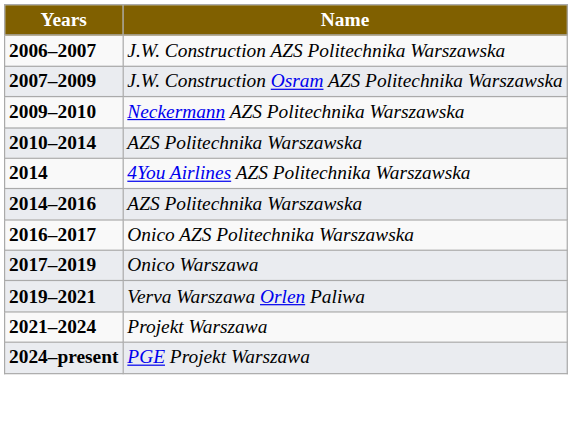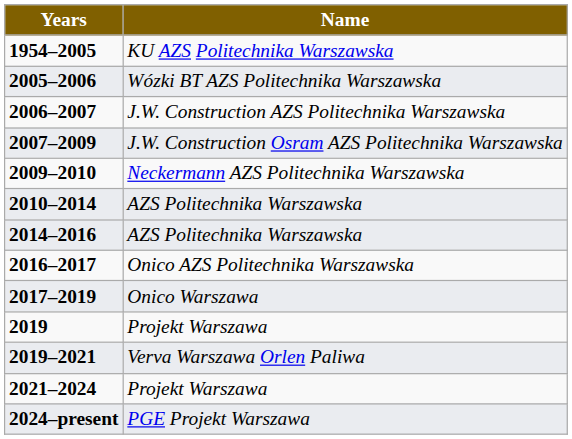+ row: (53, 50)
+ row: (53, 81)
- row: (28, 173)
+ row: (28, 326)
